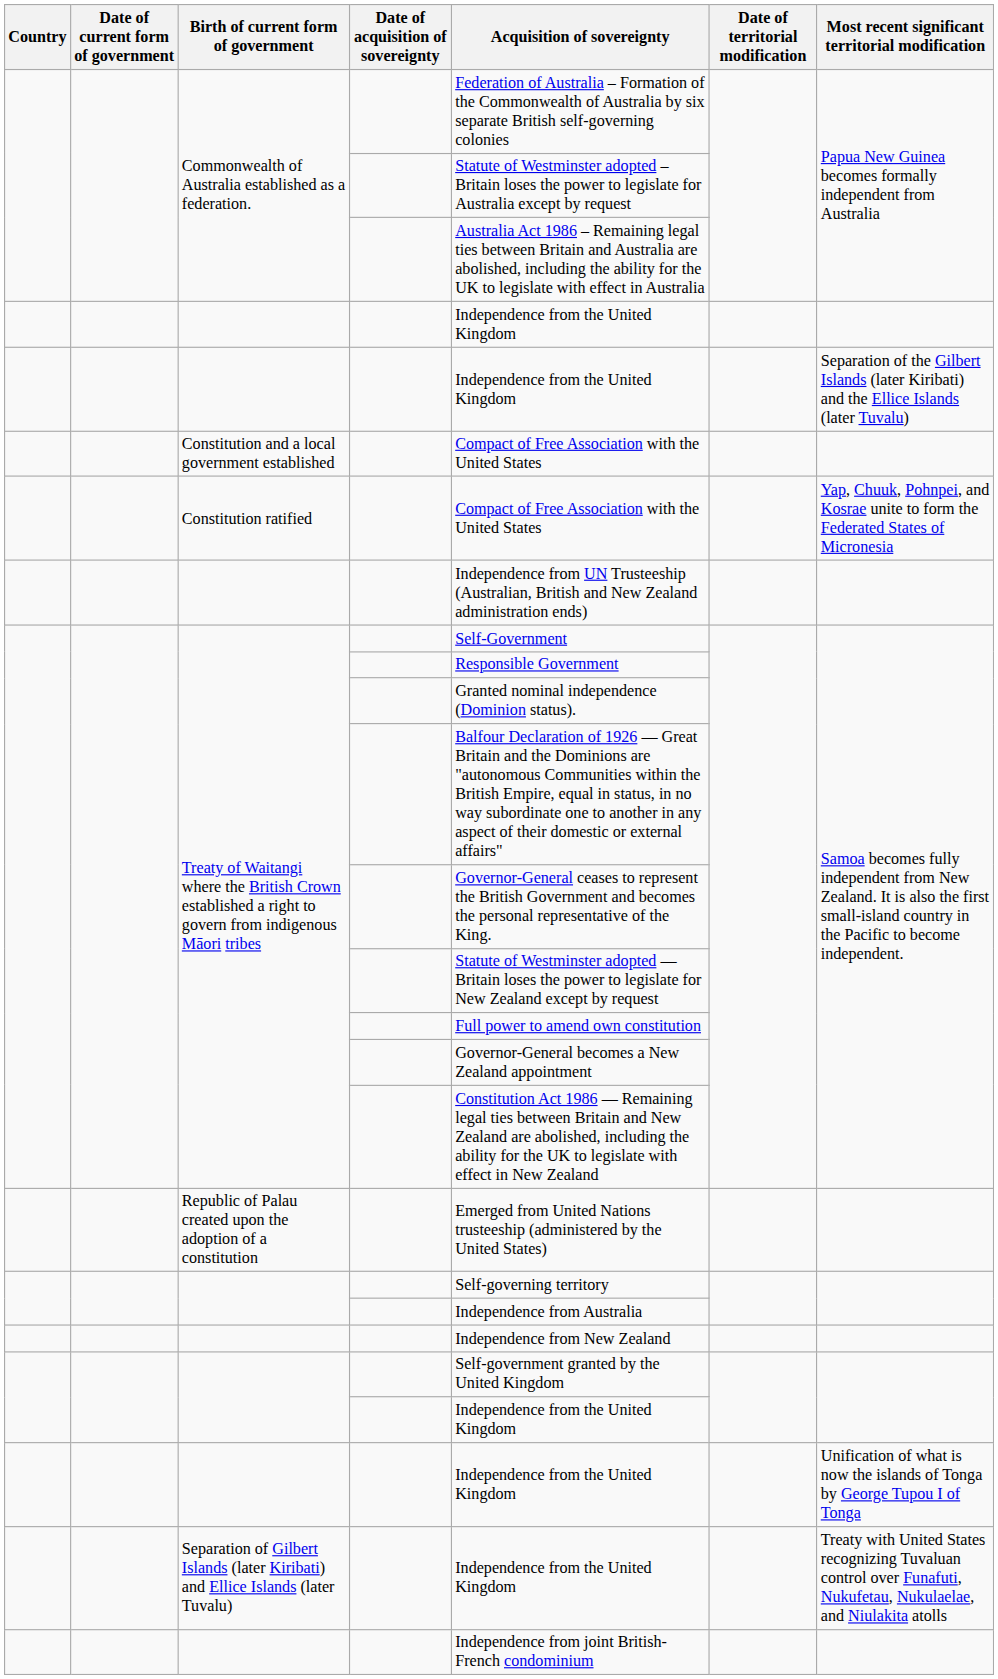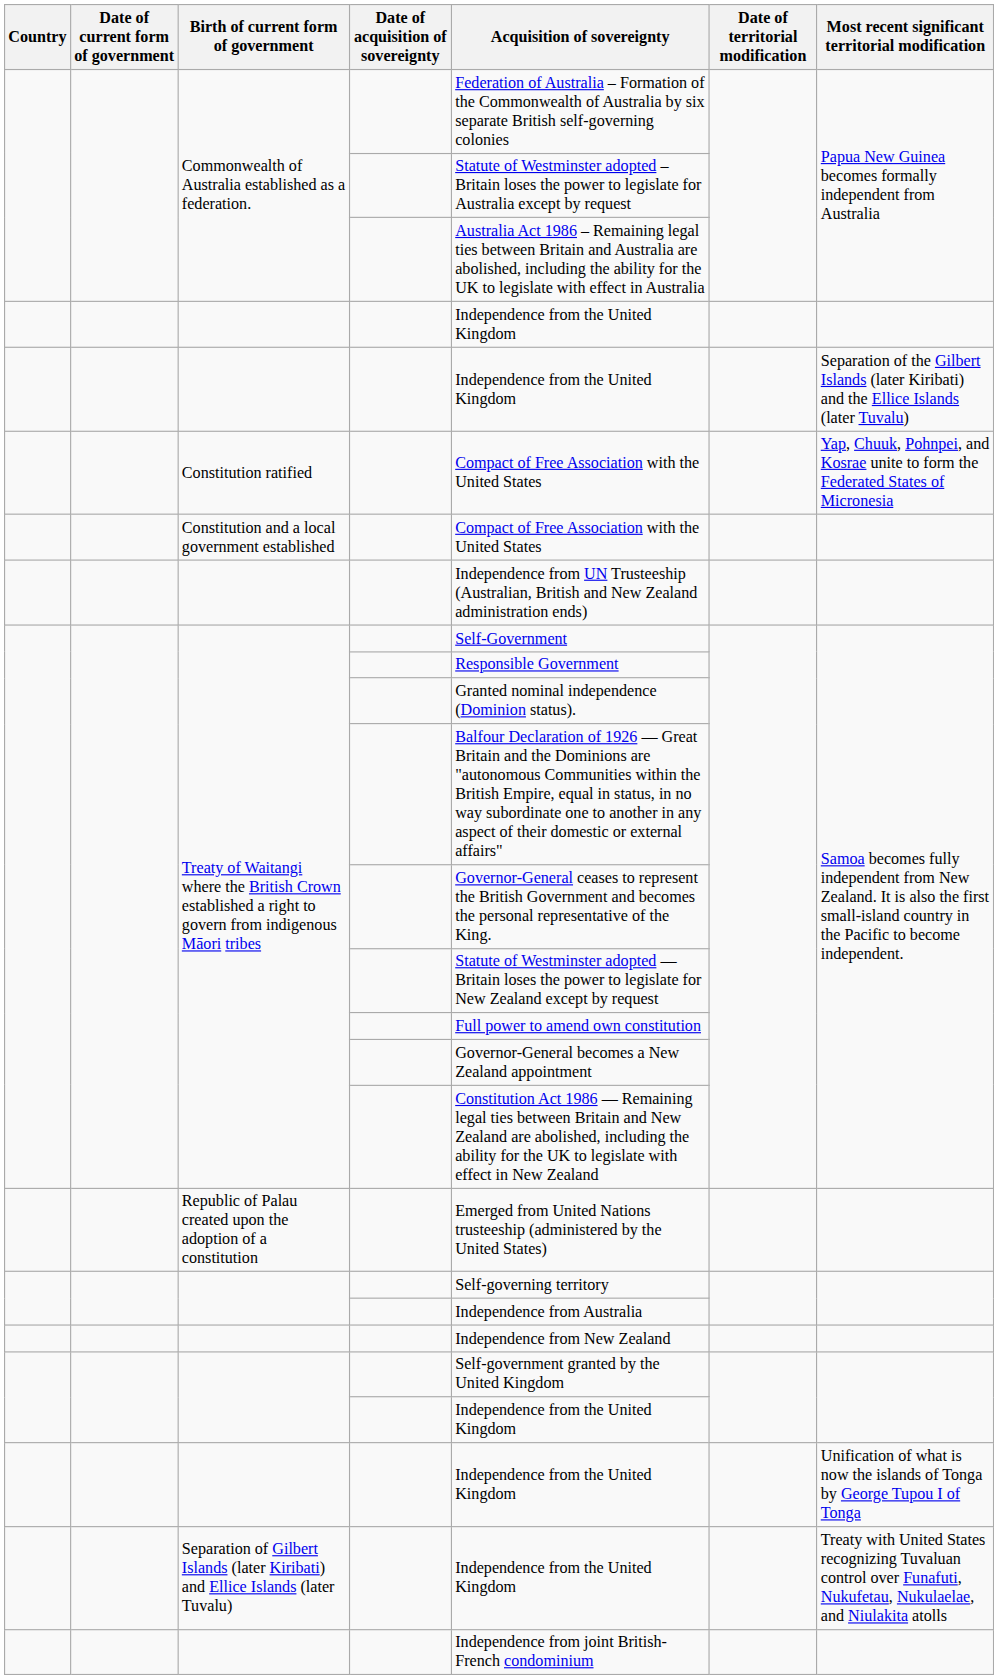rows swapped: (37, 454) <-> (37, 518)
